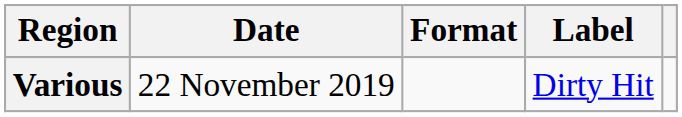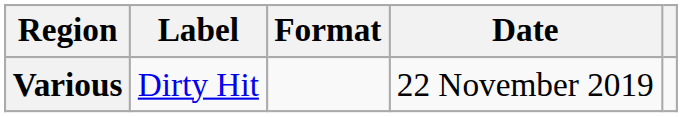columns swapped: (266, 30) <-> (593, 30)
